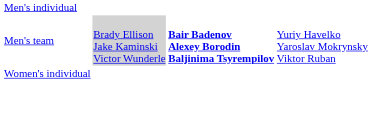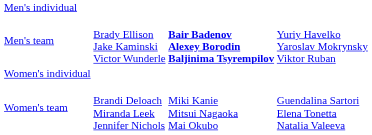(129, 46) lightgrey background -> (129, 46) no background
+ row: (36, 107)
